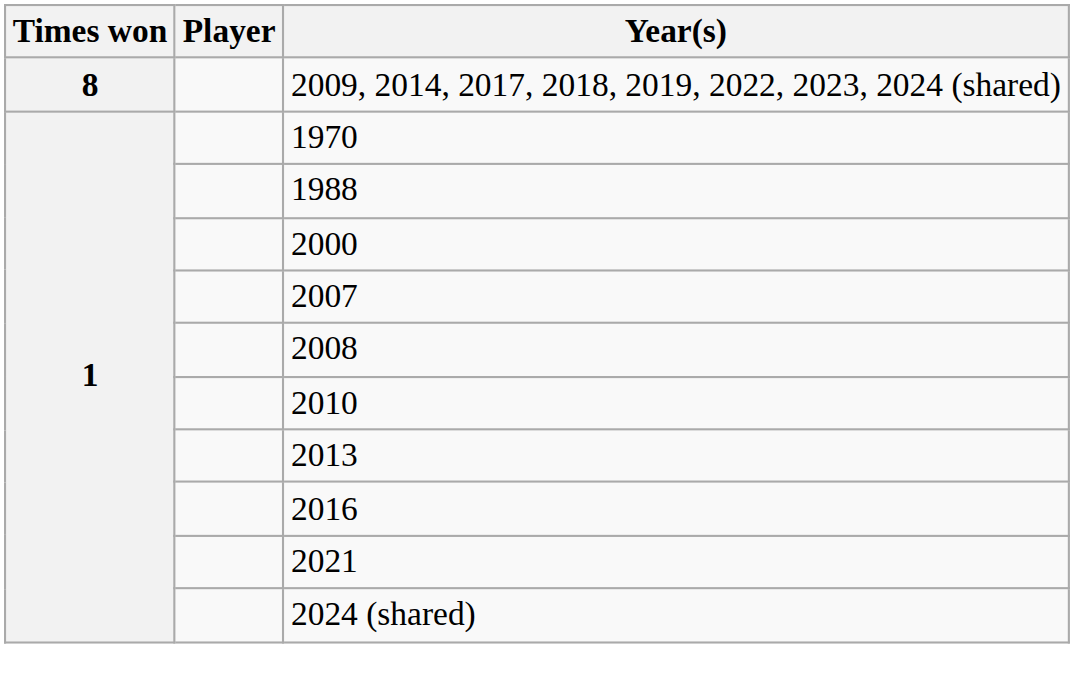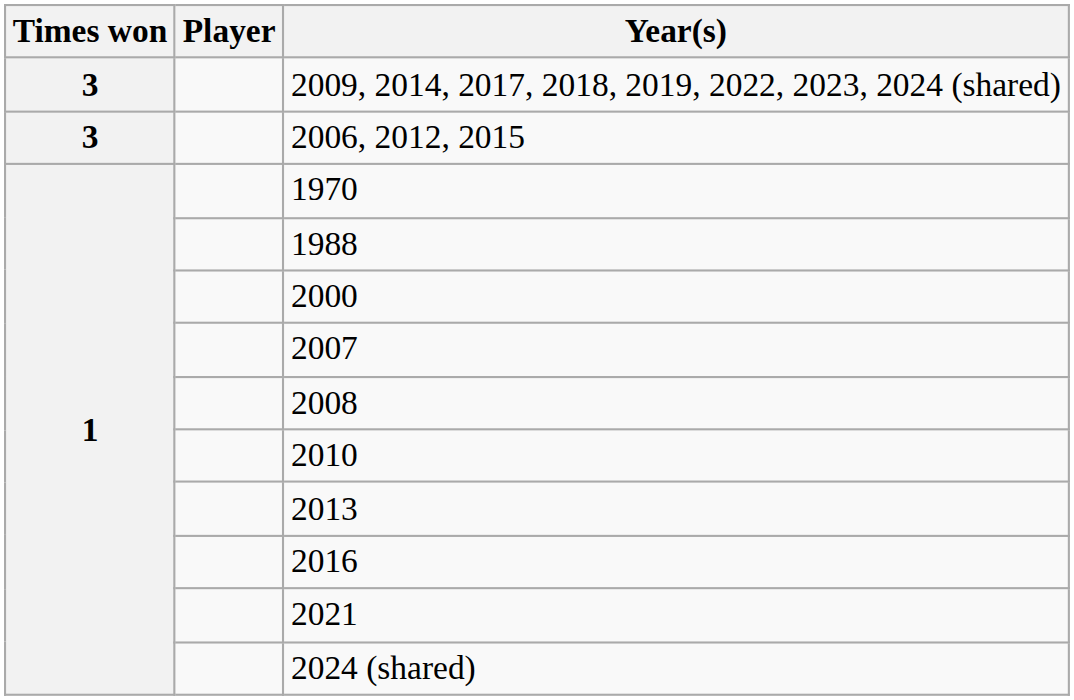(90, 84) 8 -> (90, 84) 3
+ row: (408, 137)
